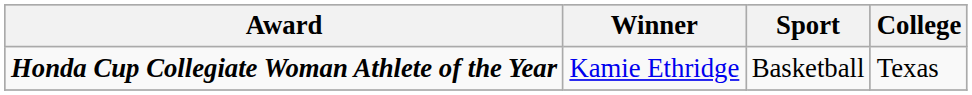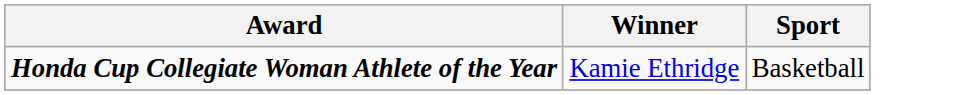- column: (919, 25)
